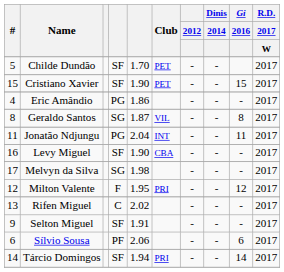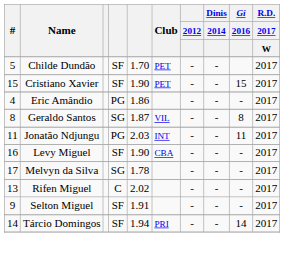(140, 135) 2.04 -> (140, 135) 2.03
(140, 170) 1.98 -> (140, 170) 1.78
- row: (62, 188)
- row: (62, 240)
